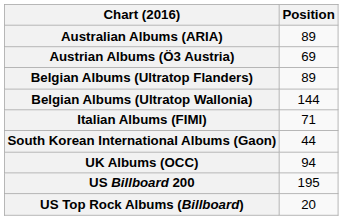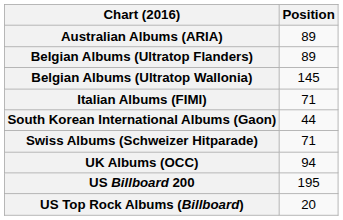- row: (142, 57)
(309, 99) 144 -> (309, 78) 145
+ row: (142, 141)
